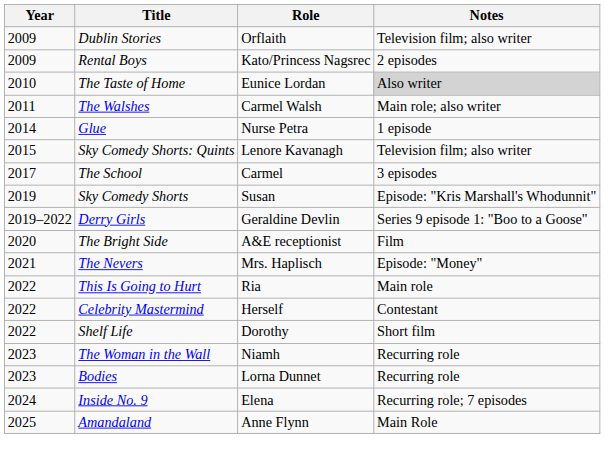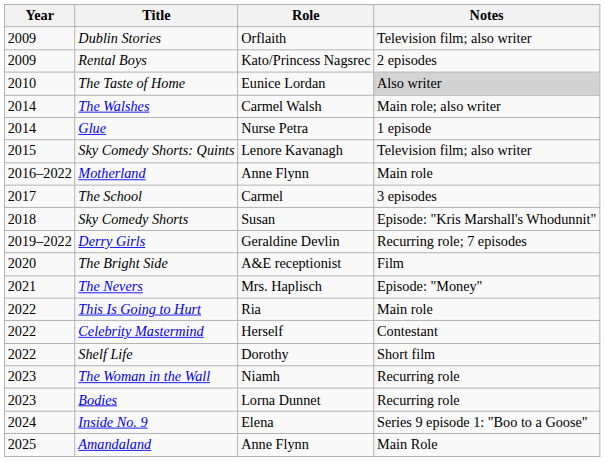(22, 106) 2011 -> (22, 106) 2014
+ row: (112, 173)
(22, 196) 2019 -> (22, 219) 2018
(482, 219) Series 9 episode 1: "Boo to a Goose" -> (452, 241) Recurring role; 7 episodes
(452, 399) Recurring role; 7 episodes -> (482, 422) Series 9 episode 1: "Boo to a Goose"
